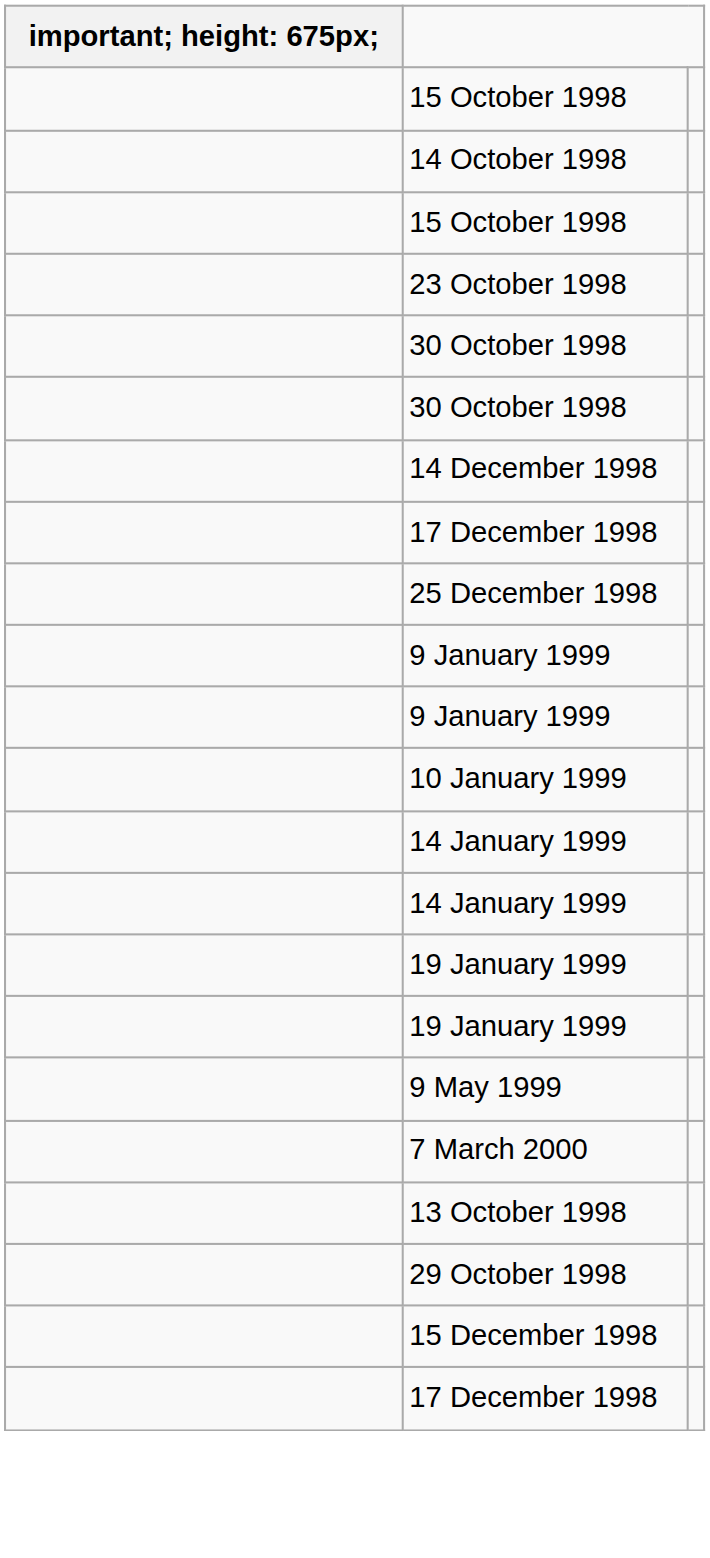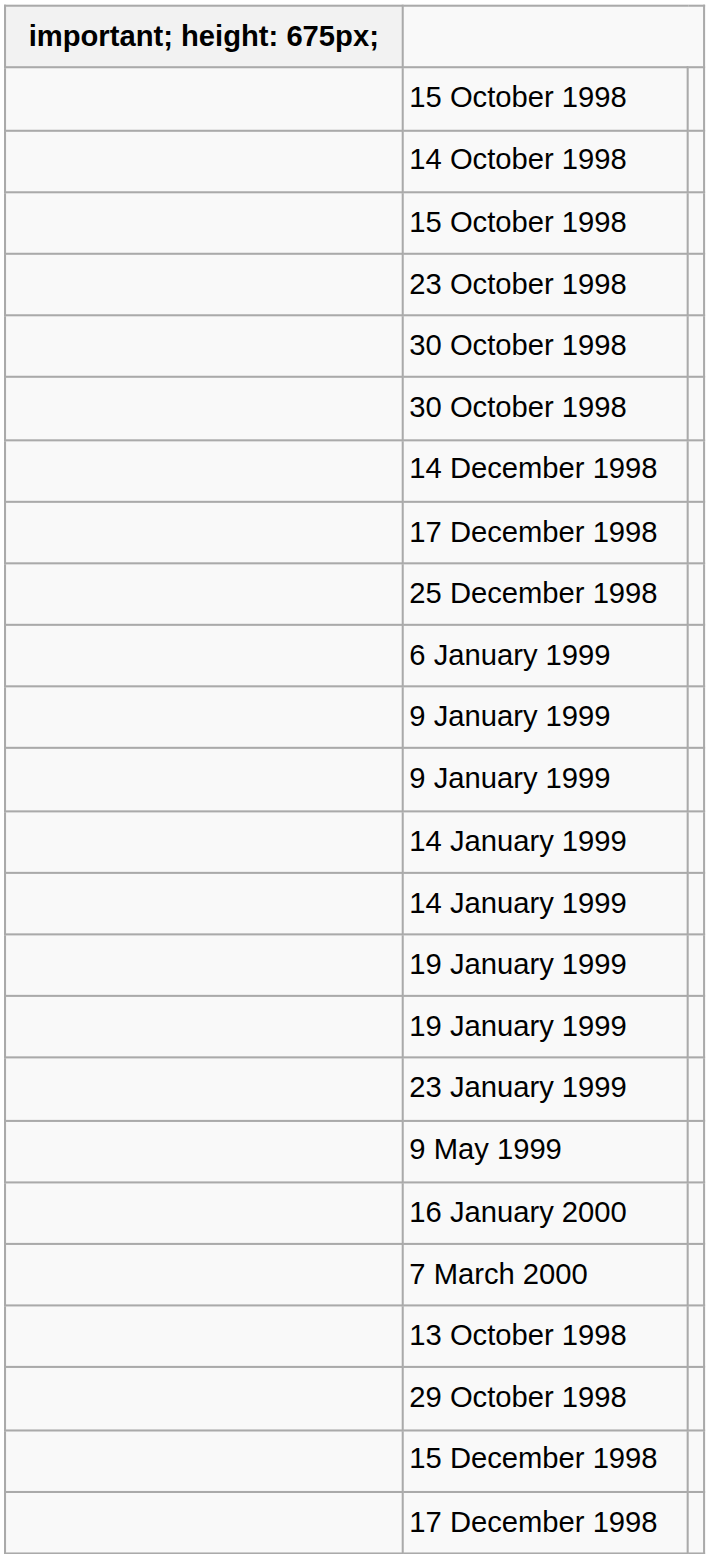+ row: (204, 656)
- row: (204, 780)
+ row: (204, 1089)
+ row: (204, 1213)
